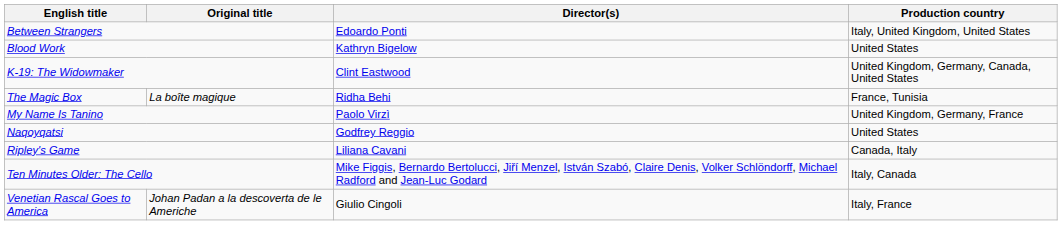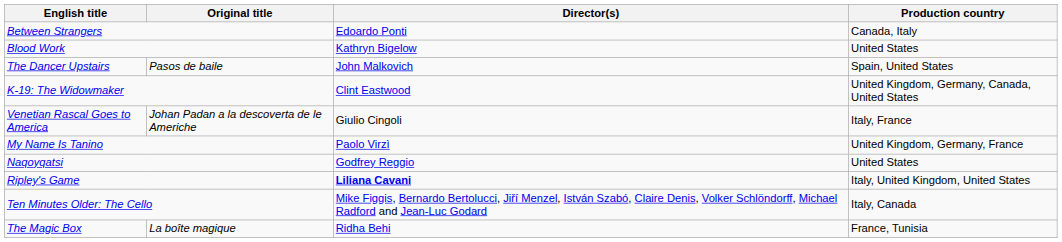(941, 31) Italy, United Kingdom, United States -> (884, 31) Canada, Italy
+ row: (58, 66)
rows swapped: (44, 97) <-> (69, 204)
(371, 150) normal -> (373, 180) bold
(884, 150) Canada, Italy -> (941, 180) Italy, United Kingdom, United States
